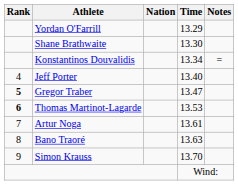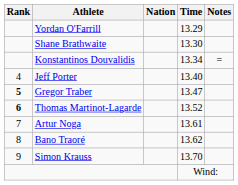(191, 108) 13.53 -> (191, 108) 13.52
(191, 140) 13.63 -> (191, 140) 13.62
